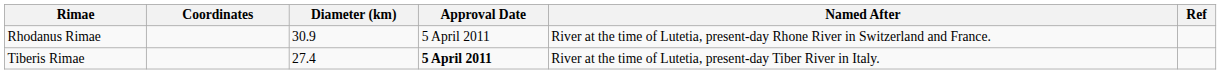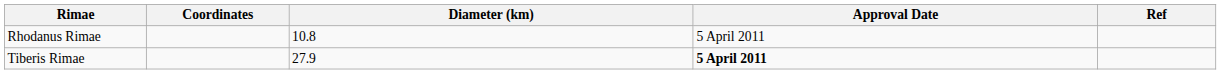- column: (863, 15)
(304, 36) 30.9 -> (304, 36) 10.8
(304, 58) 27.4 -> (304, 58) 27.9
